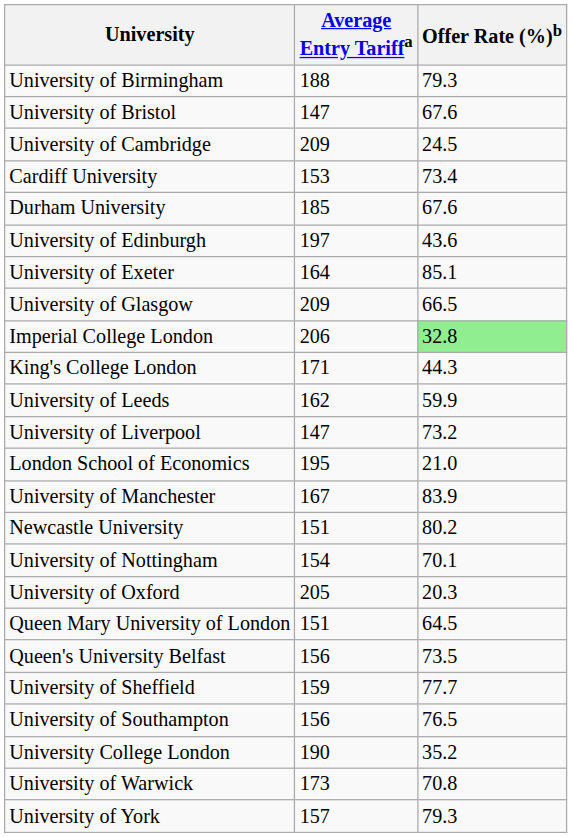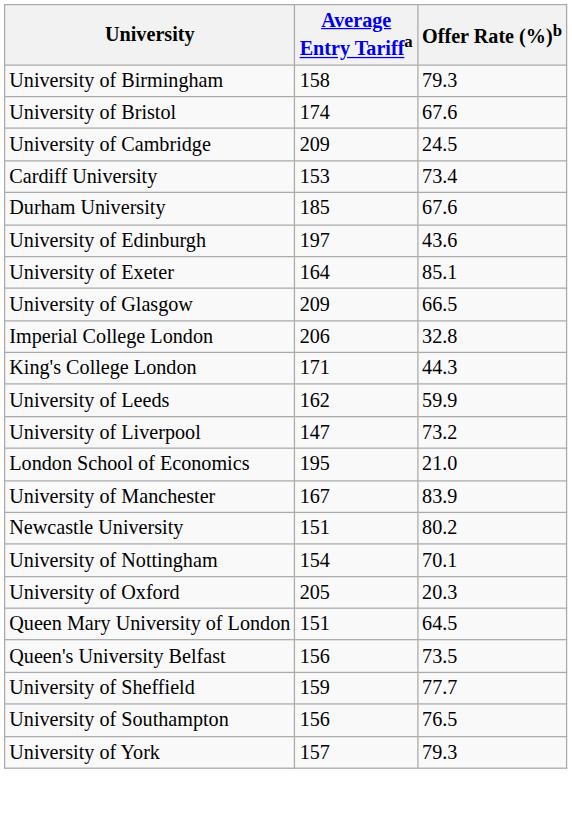(315, 80) 188 -> (315, 80) 158
(315, 112) 147 -> (315, 112) 174
(440, 336) lightgreen background -> (440, 336) no background
- row: (120, 752)
- row: (101, 783)
